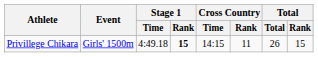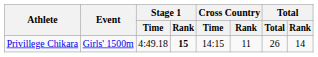(300, 44) 15 -> (300, 44) 14
